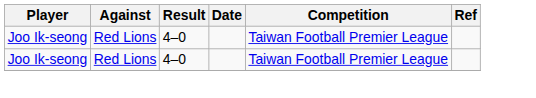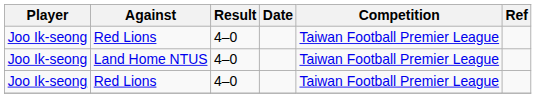+ row: (47, 59)
